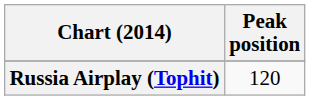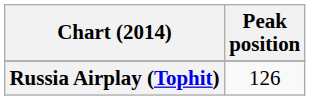(265, 77) 120 -> (265, 77) 126
